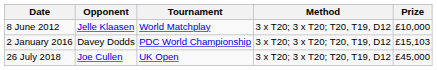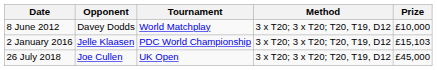(106, 27) Jelle Klaasen -> (106, 27) Davey Dodds
(106, 42) Davey Dodds -> (106, 42) Jelle Klaasen
